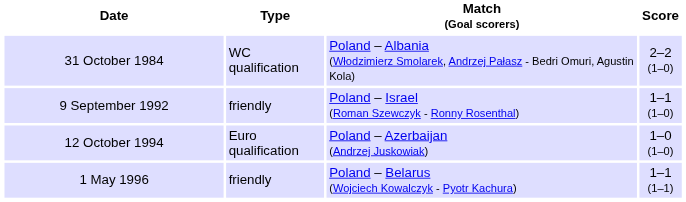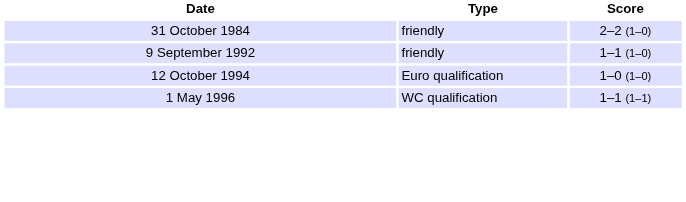- column: (482, 16)
(264, 60) WC qualification -> (423, 30) friendly
(250, 180) friendly -> (449, 98) WC qualification
